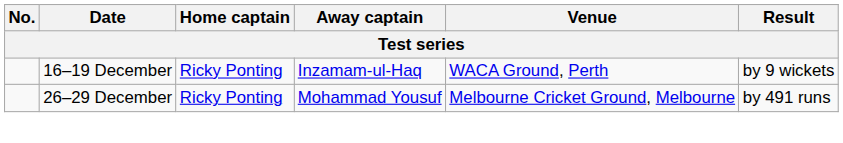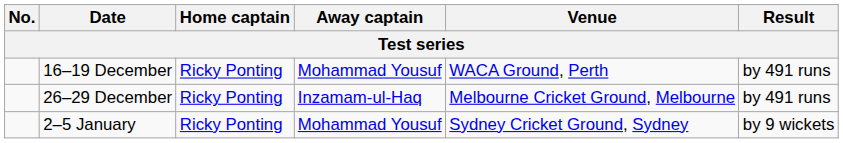(360, 71) Inzamam-ul-Haq -> (370, 71) Mohammad Yousuf
(789, 71) by 9 wickets -> (787, 71) by 491 runs
(370, 97) Mohammad Yousuf -> (360, 97) Inzamam-ul-Haq
+ row: (89, 124)
